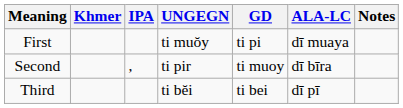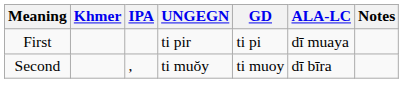(185, 41) ti muŏy -> (176, 41) ti pir
(176, 66) ti pir -> (185, 66) ti muŏy
- row: (37, 90)
